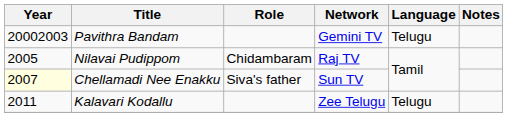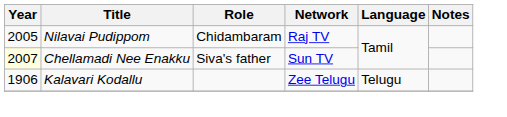- row: (126, 36)
(22, 101) 2011 -> (23, 79) 1906
